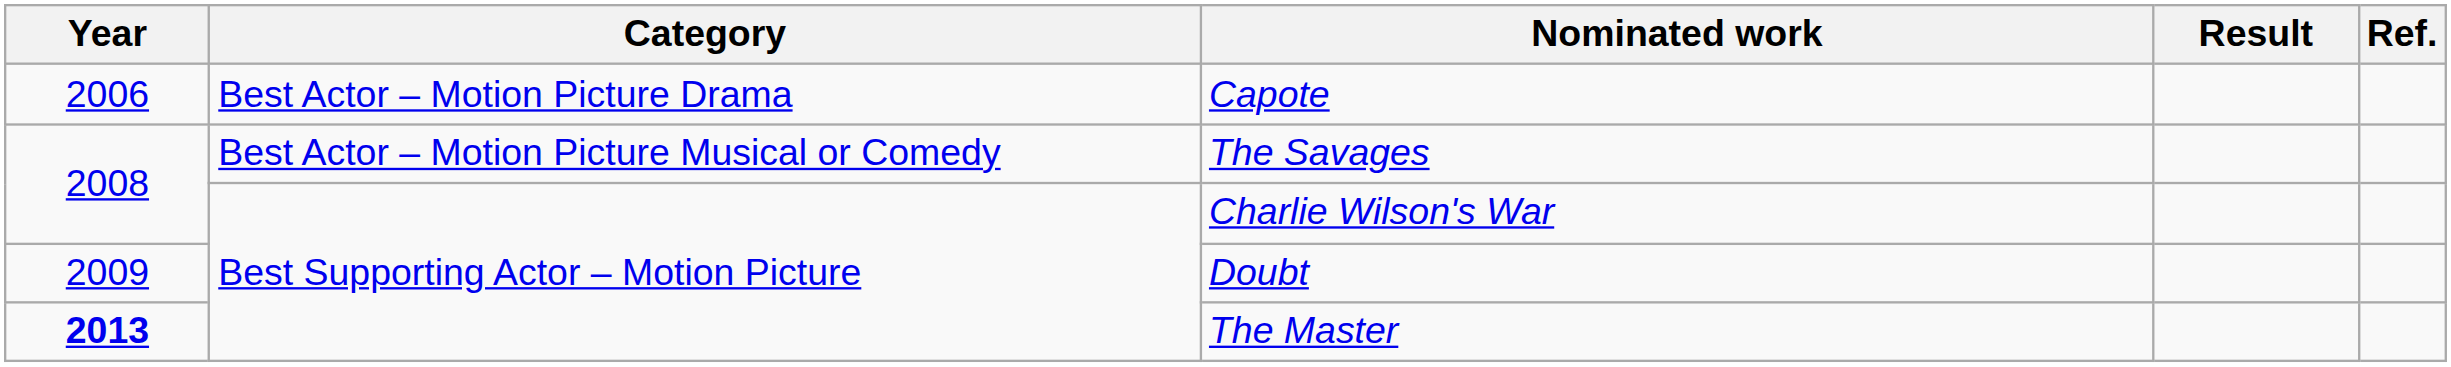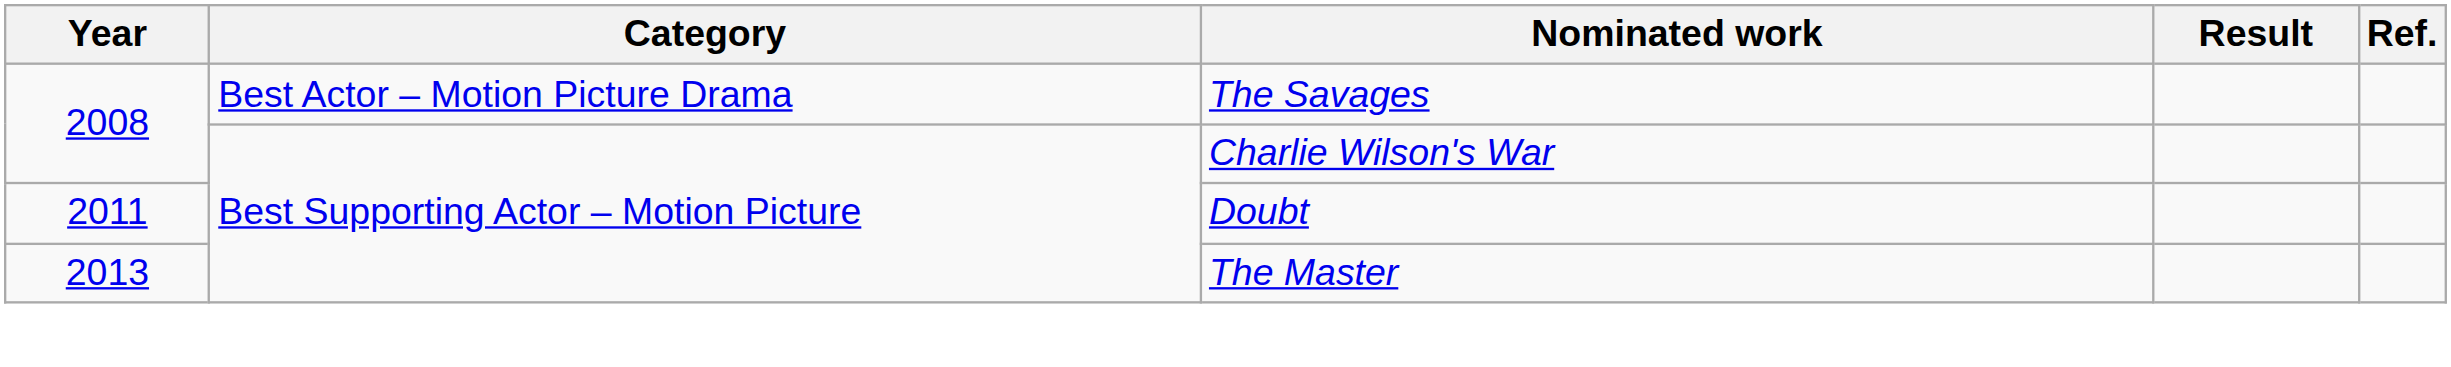- row: (1269, 93)
(609, 152) Best Actor – Motion Picture Musical or Comedy -> (505, 93) Best Actor – Motion Picture Drama
(107, 271) 2009 -> (107, 212) 2011
(107, 331) bold -> (107, 271) normal
